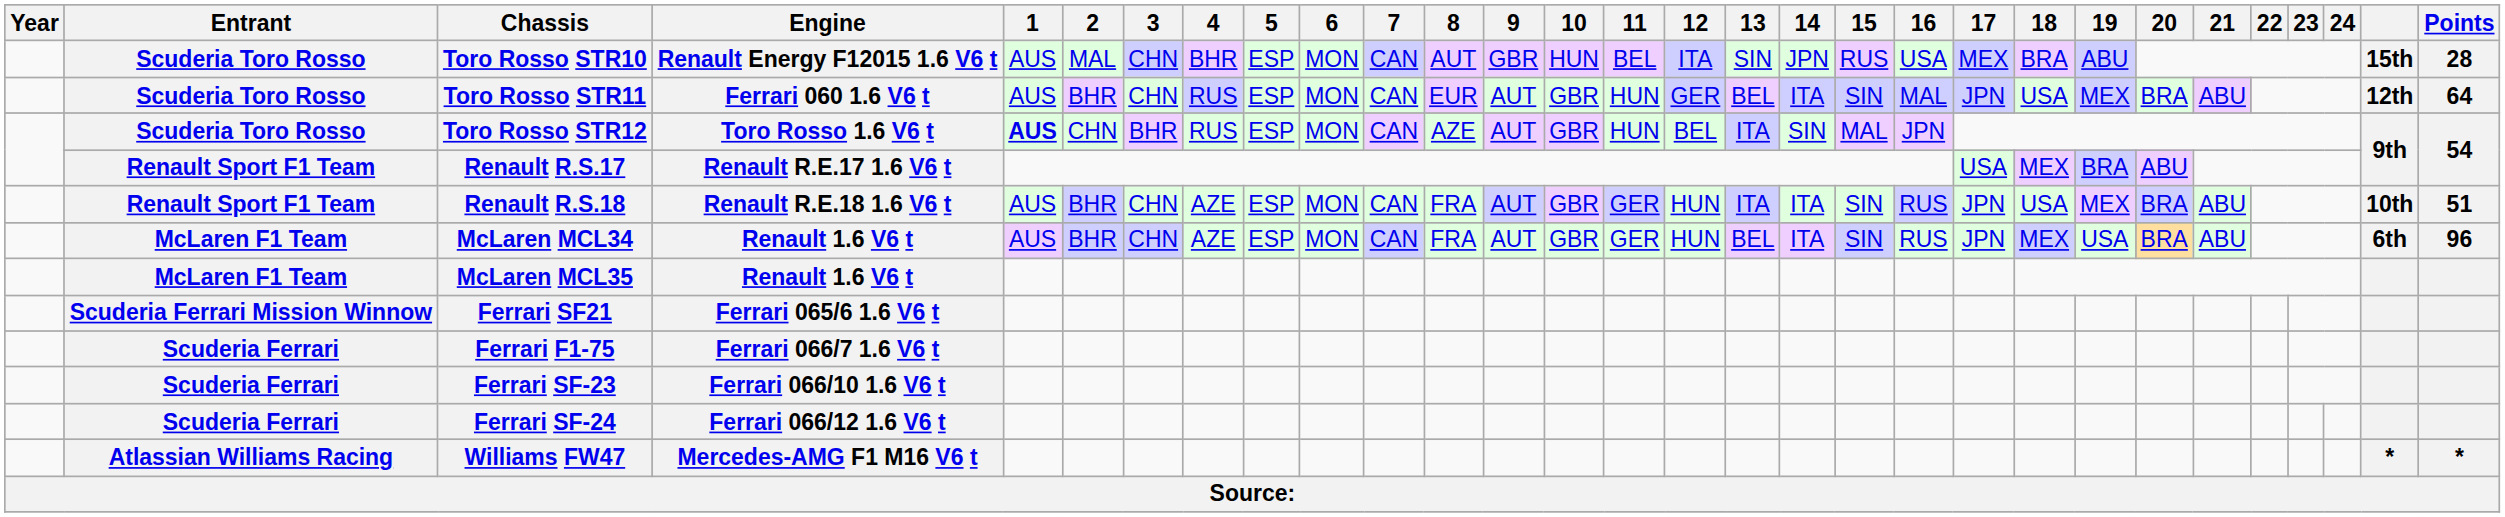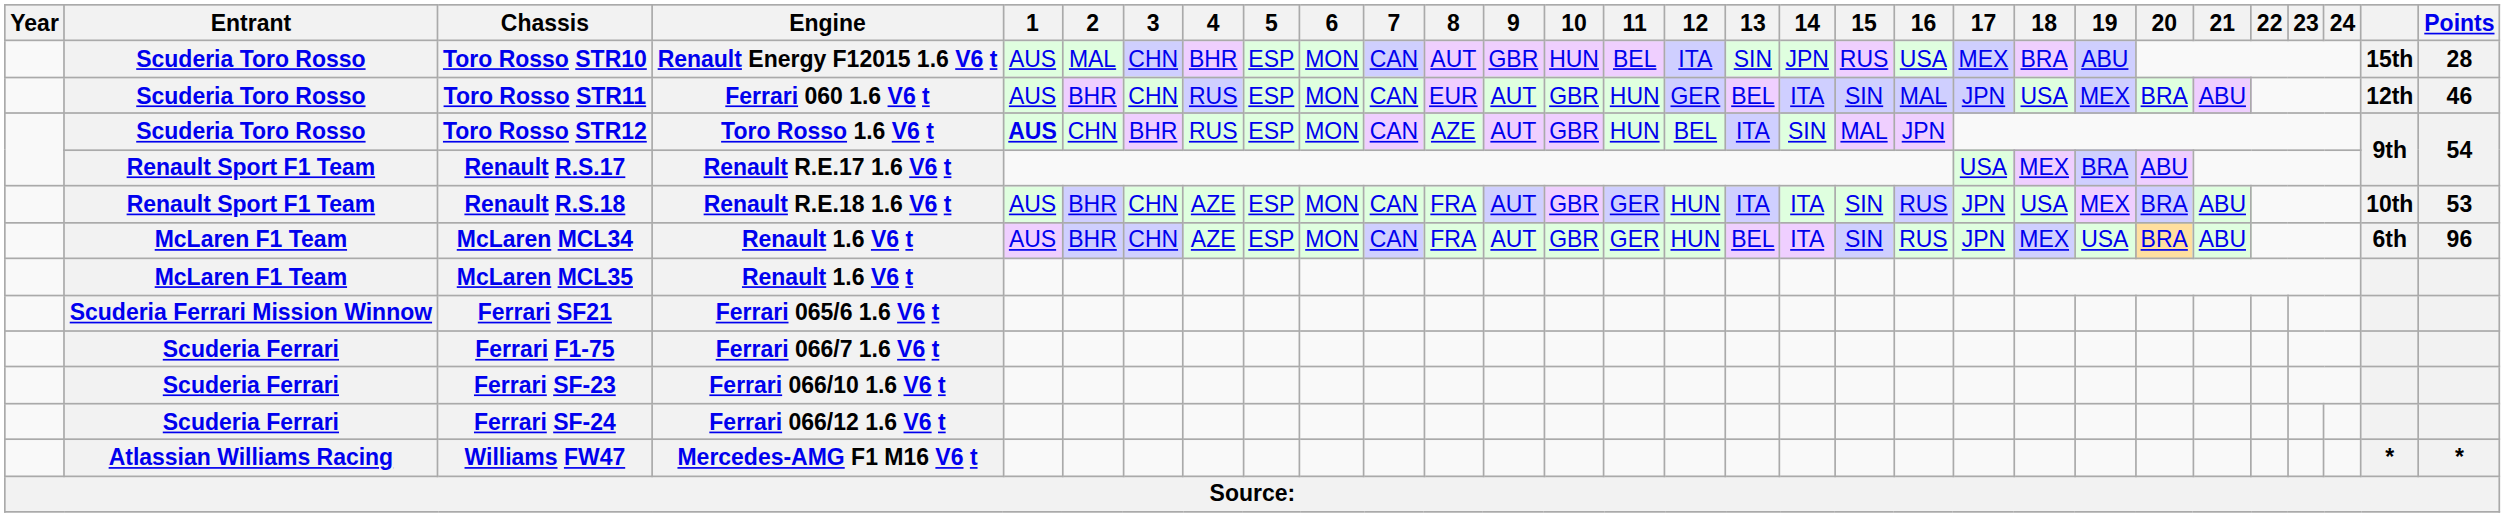(2459, 95) 64 -> (2459, 95) 46
(2459, 204) 51 -> (2459, 204) 53
